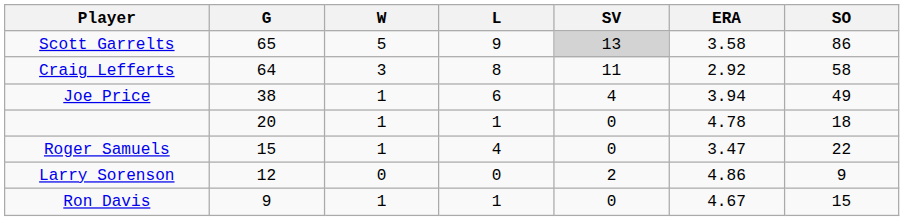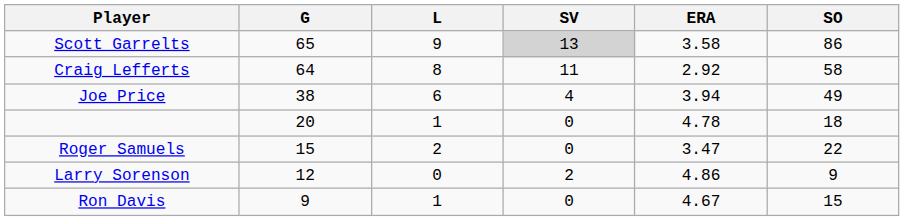- column: (382, 18)
(497, 149) 4 -> (437, 149) 2
